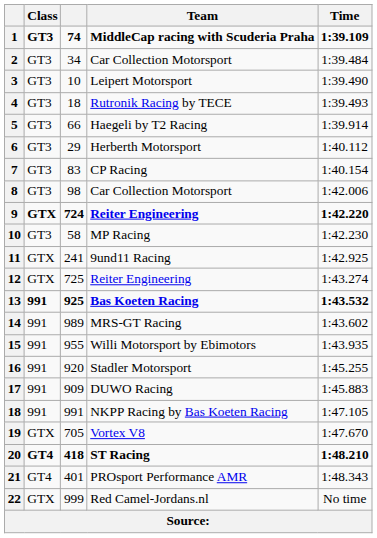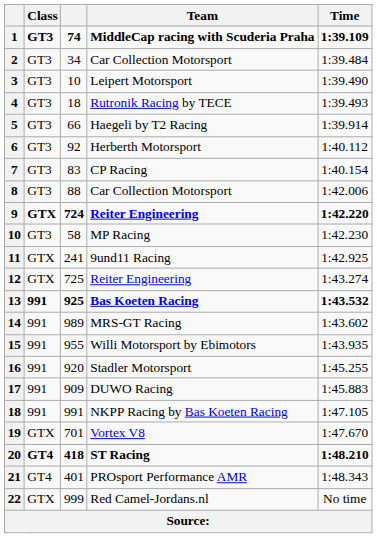(74, 147) 29 -> (74, 147) 92
(74, 190) 98 -> (74, 190) 88
(74, 432) 705 -> (74, 432) 701
